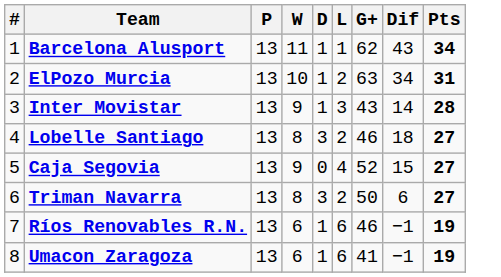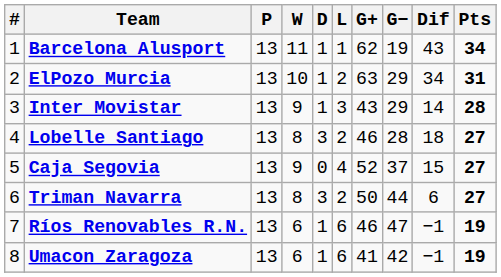+ column: (397, 20)
